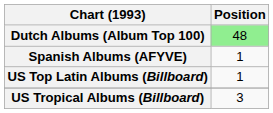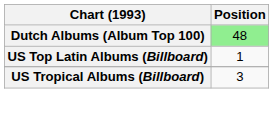- row: (108, 56)
